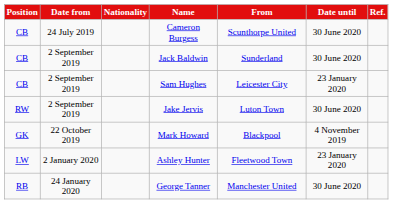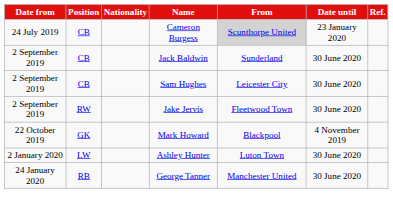columns swapped: (71, 12) <-> (22, 12)
(262, 32) no background -> (262, 32) lightgrey background
(337, 32) 30 June 2020 -> (337, 32) 23 January 2020
(337, 84) 23 January 2020 -> (337, 84) 30 June 2020
(262, 109) Luton Town -> (262, 109) Fleetwood Town
(262, 161) Fleetwood Town -> (262, 155) Luton Town
(337, 161) 23 January 2020 -> (337, 155) 30 June 2020
